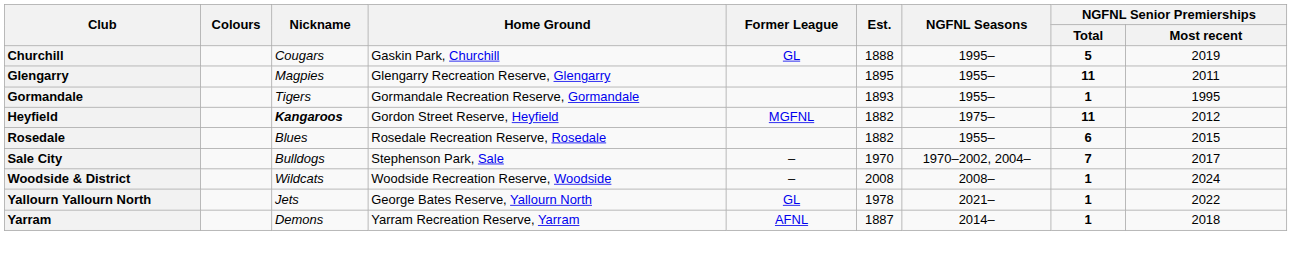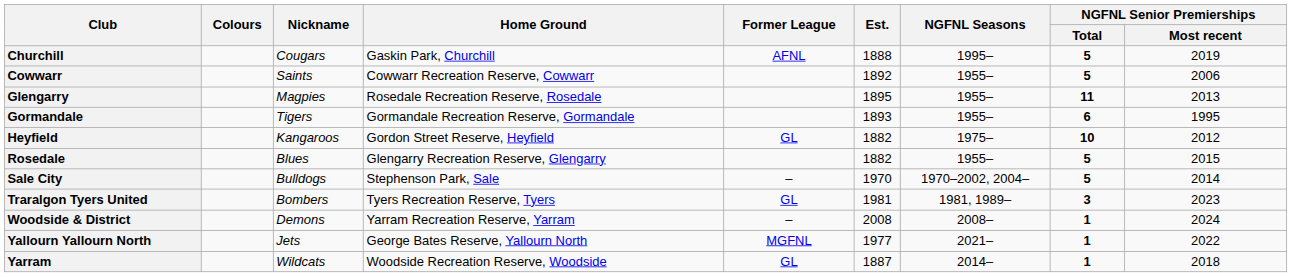(792, 55) GL -> (789, 55) AFNL
+ row: (35, 76)
(491, 76) Glengarry Recreation Reserve, Glengarry -> (484, 96) Rosedale Recreation Reserve, Rosedale
(1206, 76) 2011 -> (1205, 96) 2013
(1088, 96) 1 -> (1087, 117) 6
(309, 117) bold -> (308, 138) normal
(792, 117) MGFNL -> (789, 138) GL
(1088, 117) 11 -> (1087, 138) 10
(489, 138) Rosedale Recreation Reserve, Rosedale -> (486, 158) Glengarry Recreation Reserve, Glengarry
(1088, 138) 6 -> (1087, 158) 5
(1088, 158) 7 -> (1087, 179) 5
(1206, 158) 2017 -> (1205, 179) 2014
+ row: (77, 199)
(299, 179) Wildcats -> (300, 220) Demons
(491, 179) Woodside Recreation Reserve, Woodside -> (471, 220) Yarram Recreation Reserve, Yarram
(792, 199) GL -> (789, 240) MGFNL
(879, 199) 1978 -> (877, 240) 1977
(299, 220) Demons -> (301, 261) Wildcats
(475, 220) Yarram Recreation Reserve, Yarram -> (487, 261) Woodside Recreation Reserve, Woodside
(792, 220) AFNL -> (789, 261) GL
